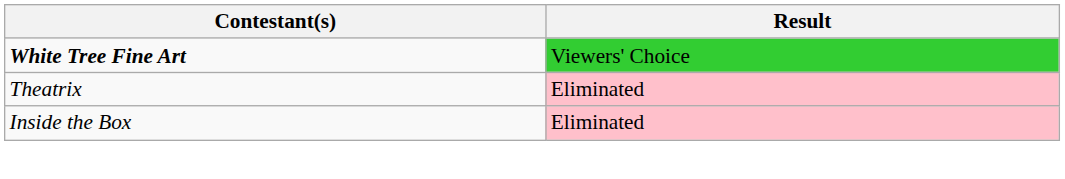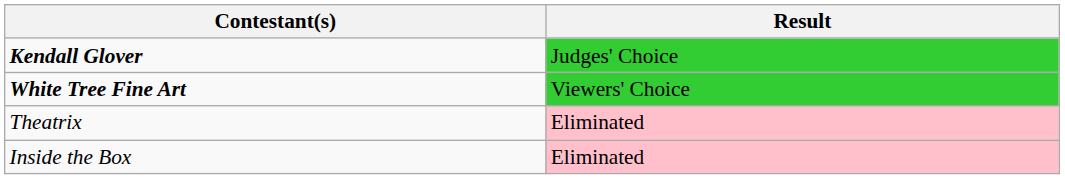+ row: (76, 55)
